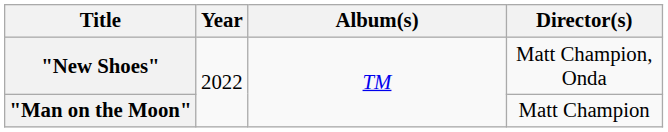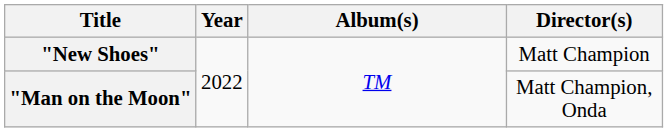(584, 65) Matt Champion, Onda -> (584, 53) Matt Champion
(584, 110) Matt Champion -> (584, 98) Matt Champion, Onda
